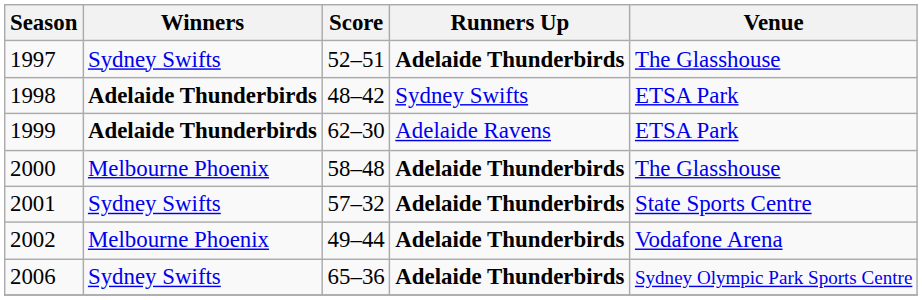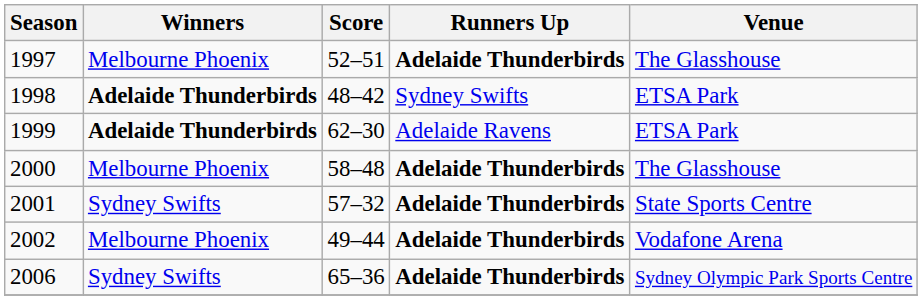(154, 58) Sydney Swifts -> (178, 58) Melbourne Phoenix
